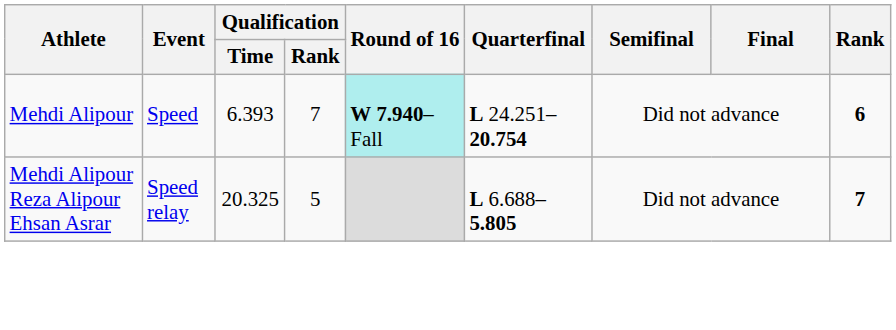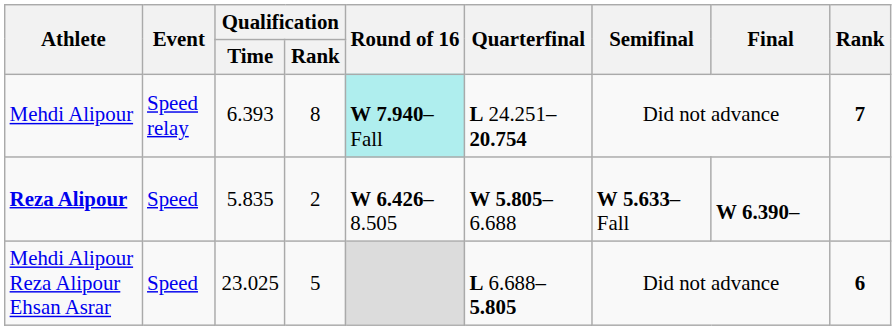(173, 115) Speed -> (173, 115) Speed relay
(315, 115) 7 -> (315, 115) 8
(860, 115) 6 -> (860, 115) 7
+ row: (68, 199)
(173, 199) Speed relay -> (173, 283) Speed
(250, 199) 20.325 -> (250, 283) 23.025
(860, 199) 7 -> (860, 283) 6
